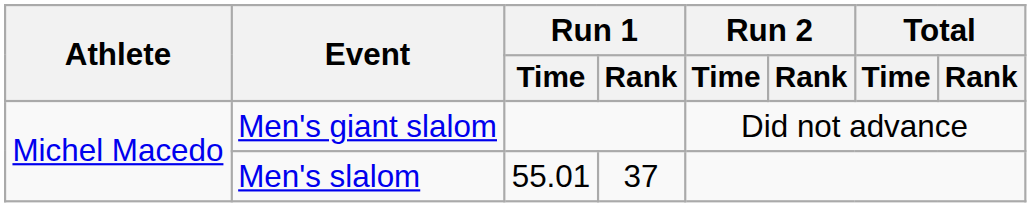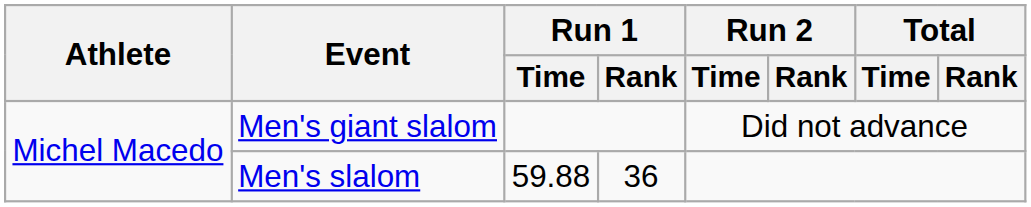(551, 176) 55.01 -> (551, 176) 59.88
(641, 176) 37 -> (641, 176) 36
